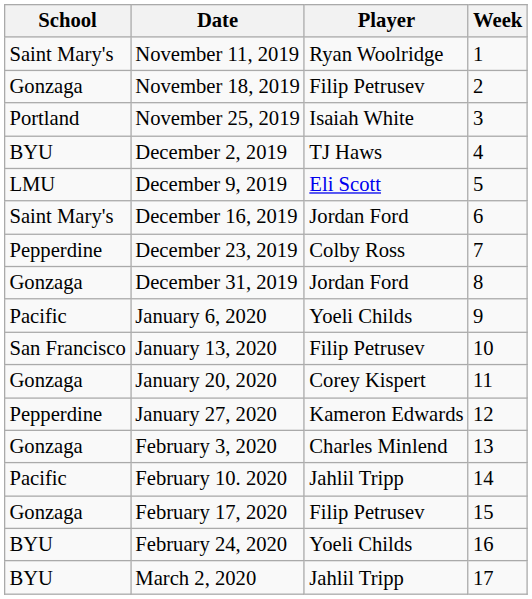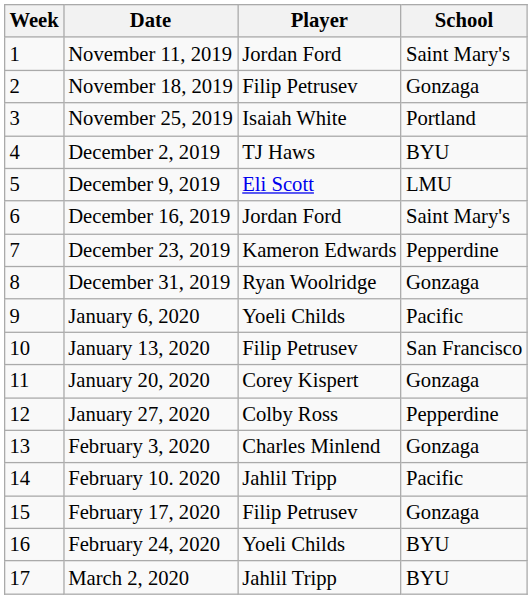columns swapped: (498, 20) <-> (68, 20)
(376, 53) Ryan Woolridge -> (292, 53) Jordan Ford
(357, 250) Colby Ross -> (319, 250) Kameron Edwards
(359, 282) Jordan Ford -> (309, 282) Ryan Woolridge
(386, 413) Kameron Edwards -> (290, 413) Colby Ross
